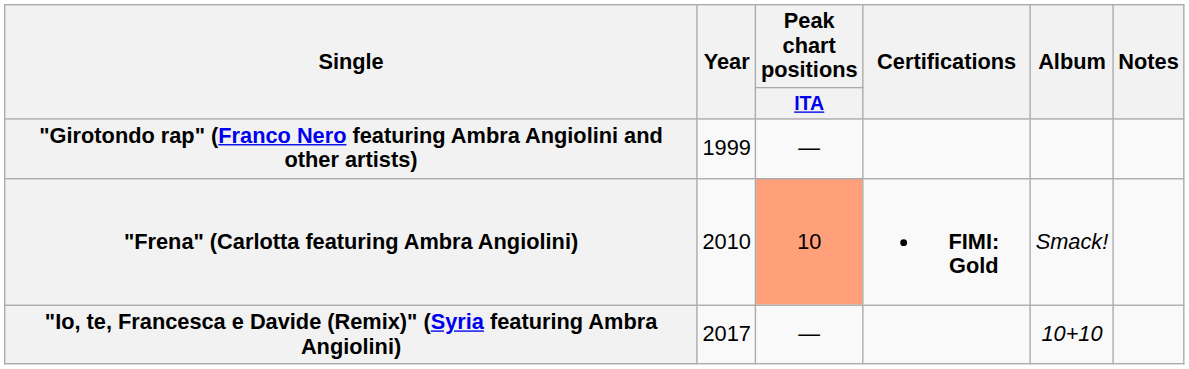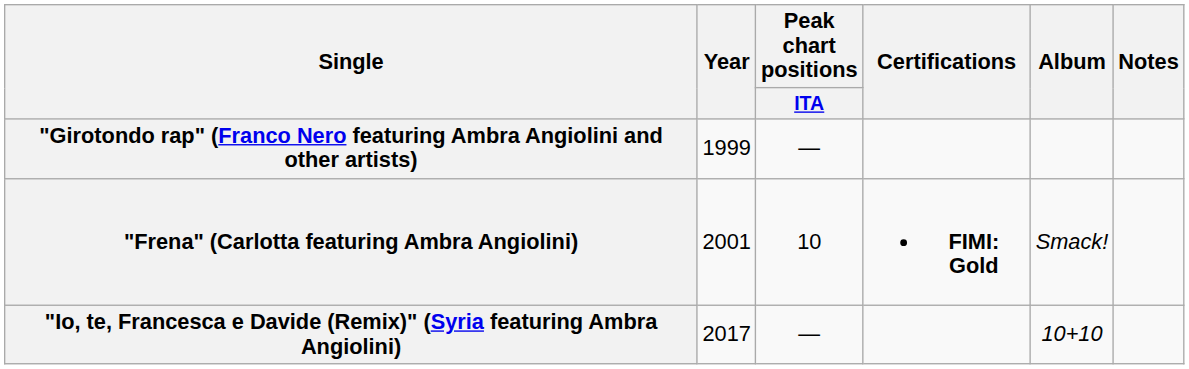(727, 241) 2010 -> (727, 241) 2001
(809, 241) lightsalmon background -> (809, 241) no background
